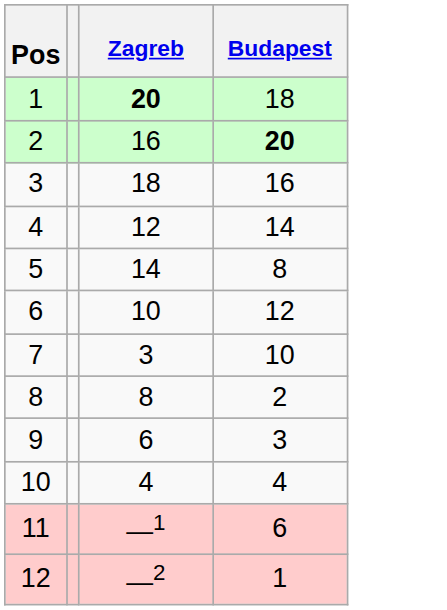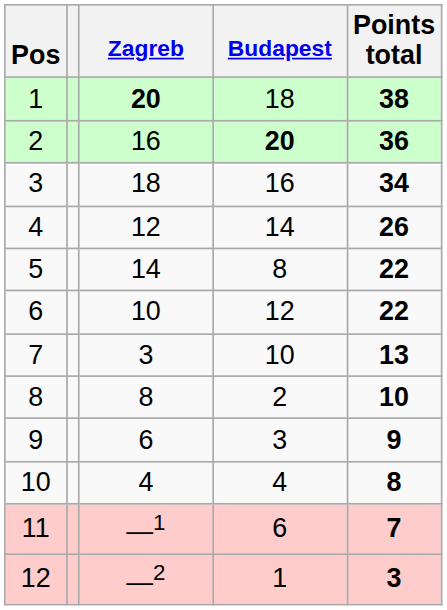+ column: (394, 40)
